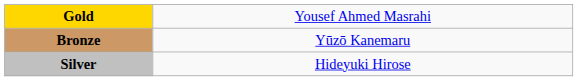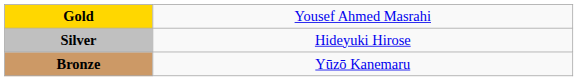rows swapped: (78, 63) <-> (79, 39)
